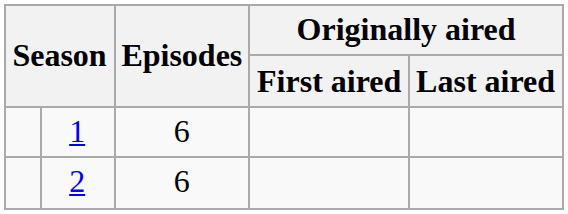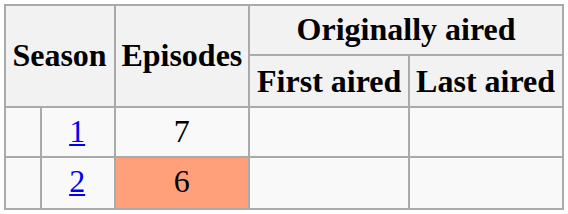(182, 131) 6 -> (182, 131) 7
(182, 182) no background -> (182, 182) lightsalmon background
